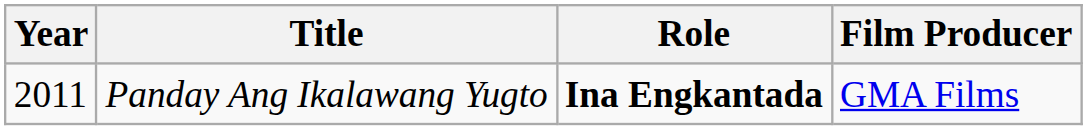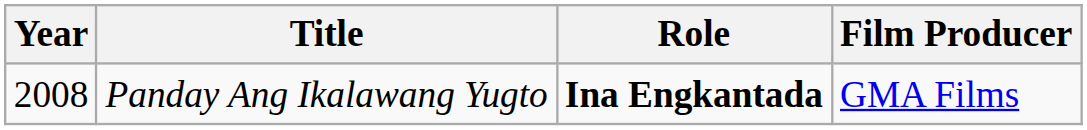(50, 93) 2011 -> (51, 93) 2008
